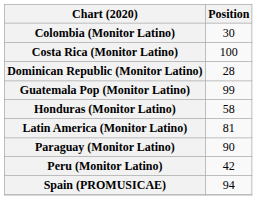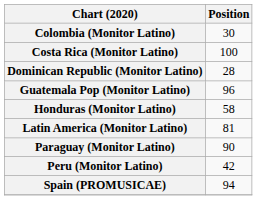(229, 90) 99 -> (229, 90) 96
